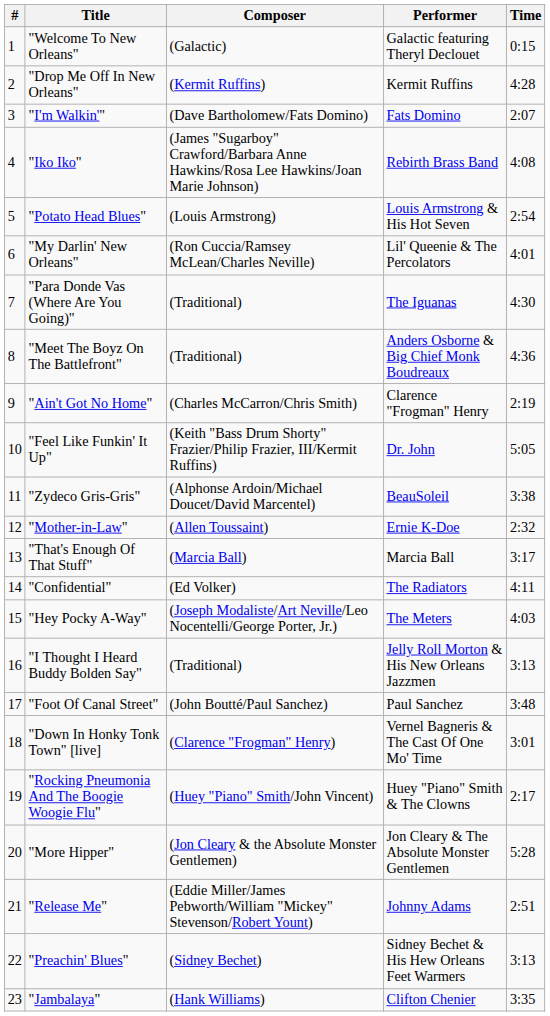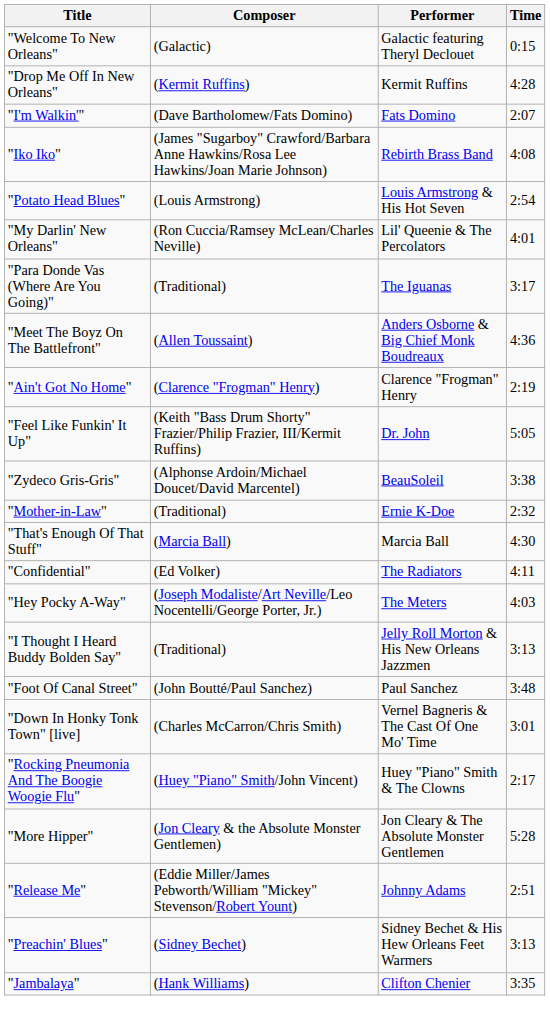- column: (15, 15)
(523, 302) 4:30 -> (523, 286) 3:17
(206, 356) (Traditional) -> (203, 340) (Allen Toussaint)
(263, 403) (Charles McCarron/Chris Smith) -> (237, 387) (Clarence "Frogman" Henry)
(219, 527) (Allen Toussaint) -> (190, 511) (Traditional)
(523, 557) 3:17 -> (523, 541) 4:30
(252, 742) (Clarence "Frogman" Henry) -> (247, 726) (Charles McCarron/Chris Smith)
